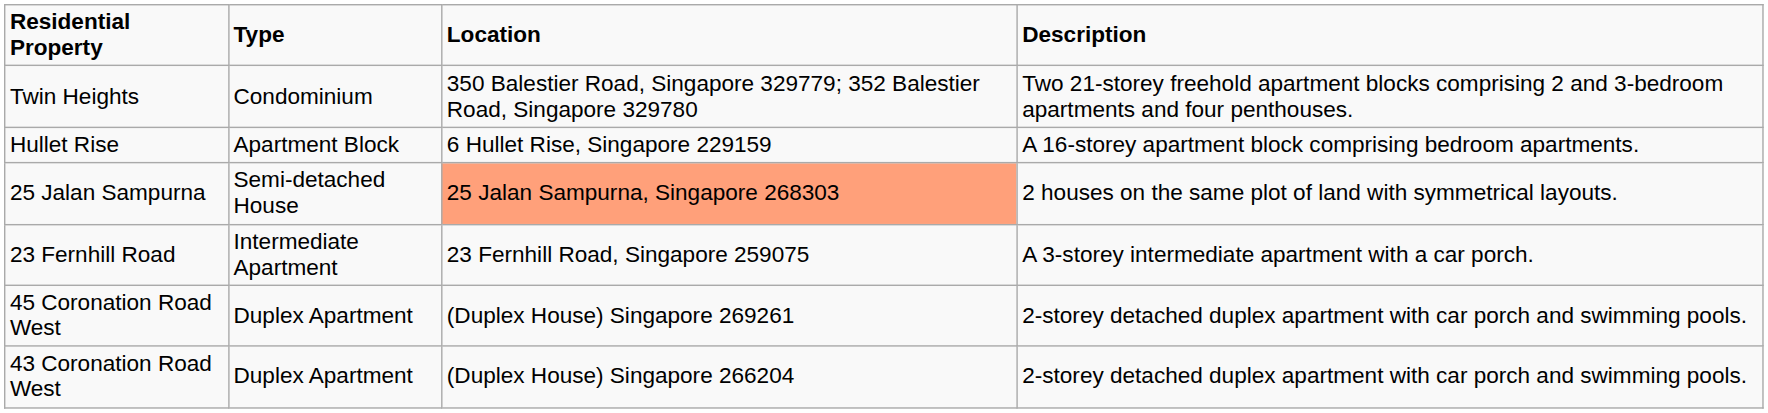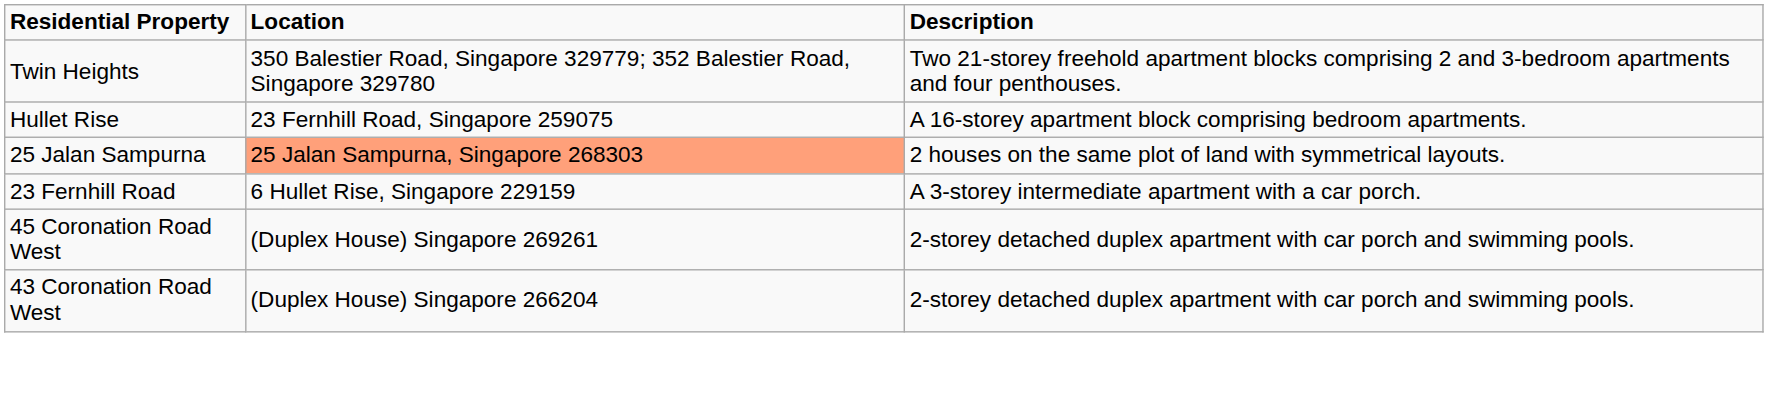- column: (259, 35)
(609, 144) 6 Hullet Rise, Singapore 229159 -> (432, 119) 23 Fernhill Road, Singapore 259075
(628, 254) 23 Fernhill Road, Singapore 259075 -> (413, 190) 6 Hullet Rise, Singapore 229159
